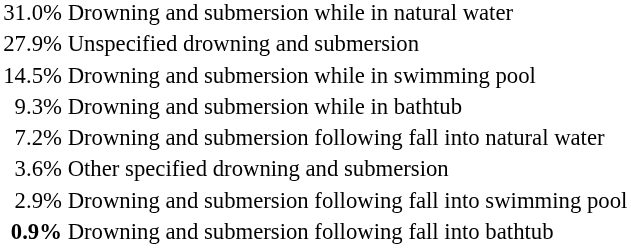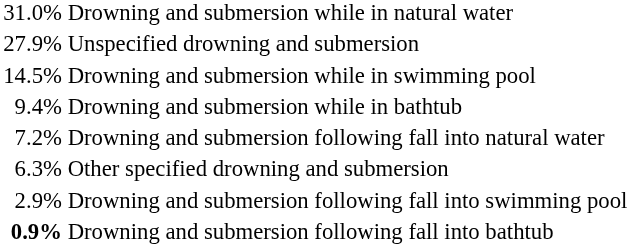(38, 106) 9.3% -> (38, 106) 9.4%
(38, 169) 3.6% -> (38, 169) 6.3%
